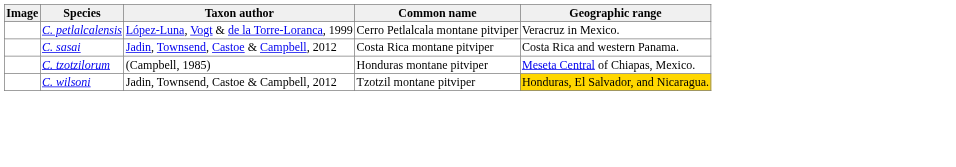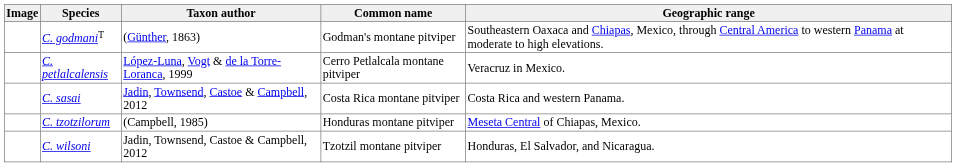+ row: (73, 37)
(616, 82) gold background -> (561, 146) no background
